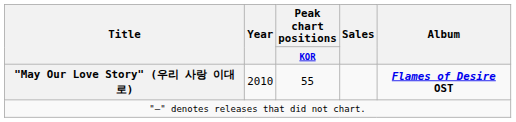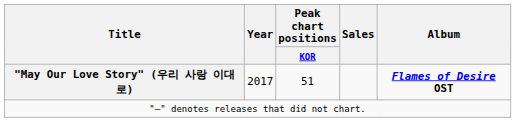(260, 82) 2010 -> (260, 82) 2017
(308, 82) 55 -> (308, 82) 51
